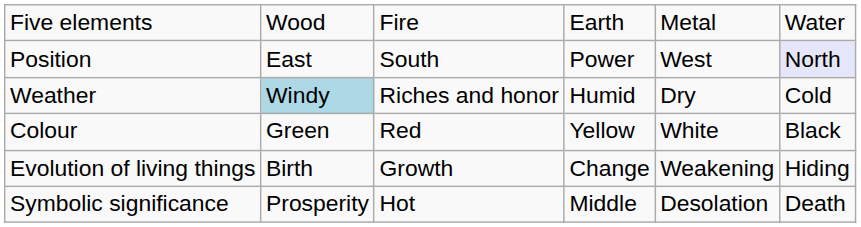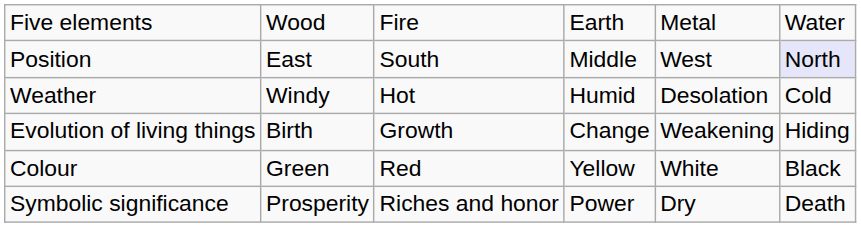(602, 58) Power -> (603, 58) Middle
(298, 95) lightblue background -> (298, 95) no background
(469, 95) Riches and honor -> (397, 95) Hot
(678, 95) Dry -> (714, 95) Desolation
rows swapped: (44, 131) <-> (133, 167)
(397, 204) Hot -> (469, 204) Riches and honor
(603, 204) Middle -> (602, 204) Power
(714, 204) Desolation -> (678, 204) Dry
